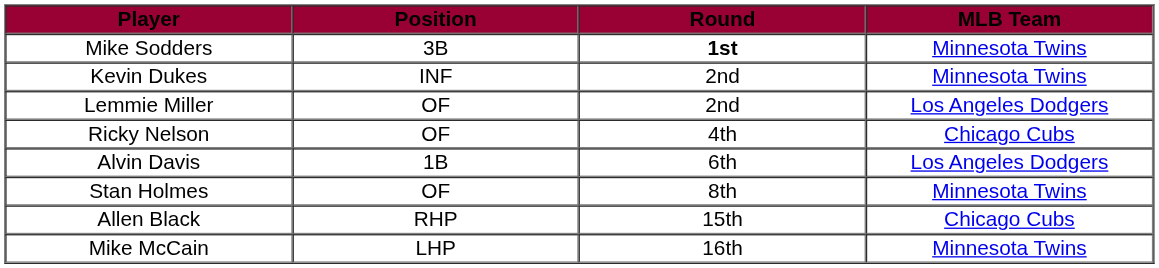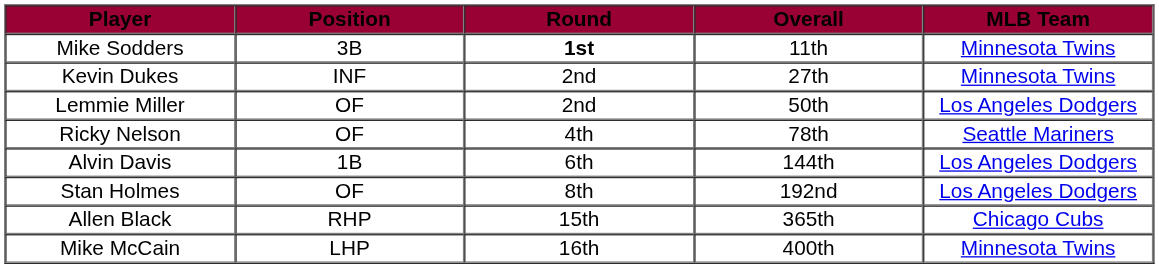+ column: (809, 19)
(1009, 133) Chicago Cubs -> (1038, 133) Seattle Mariners
(1009, 191) Minnesota Twins -> (1038, 191) Los Angeles Dodgers
